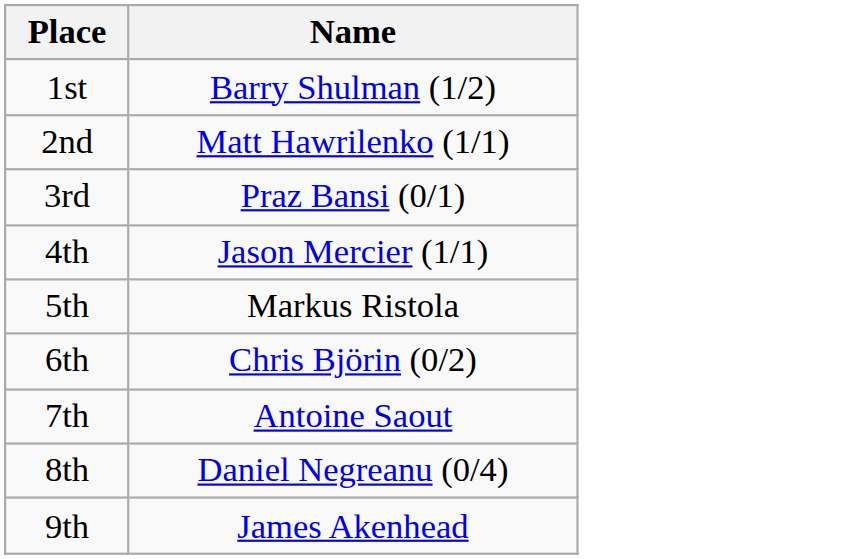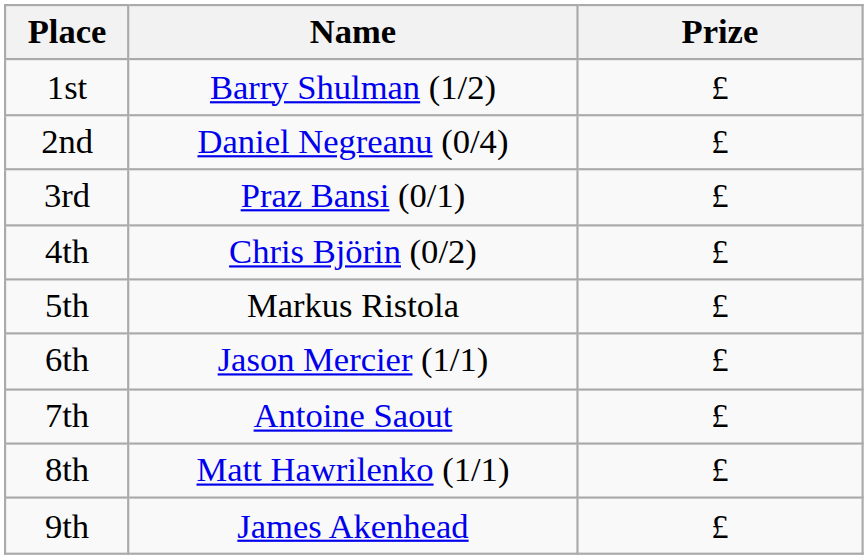+ column: (720, 31)
(353, 141) Matt Hawrilenko (1/1) -> (353, 141) Daniel Negreanu (0/4)
(353, 251) Jason Mercier (1/1) -> (353, 251) Chris Björin (0/2)
(353, 360) Chris Björin (0/2) -> (353, 360) Jason Mercier (1/1)
(353, 470) Daniel Negreanu (0/4) -> (353, 470) Matt Hawrilenko (1/1)
